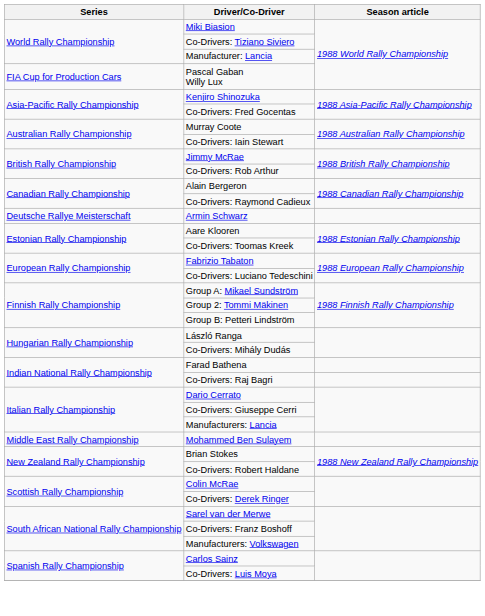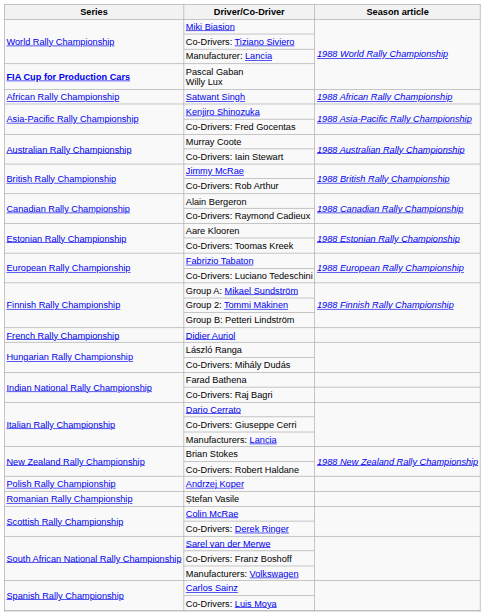(64, 77) normal -> (68, 77) bold
+ row: (215, 97)
- row: (217, 216)
+ row: (211, 335)
- row: (239, 439)
+ row: (215, 484)
+ row: (213, 499)
